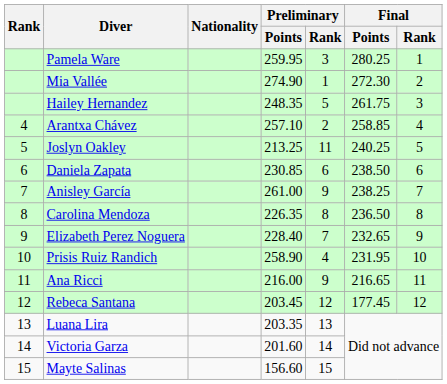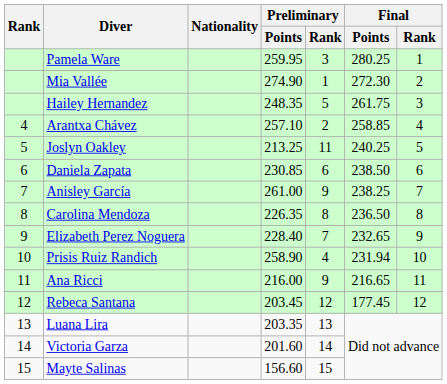(371, 258) 231.95 -> (371, 258) 231.94
